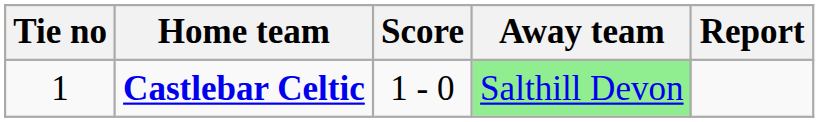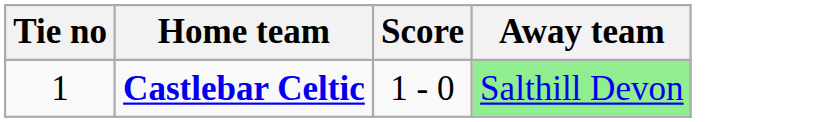- column: (752, 32)
